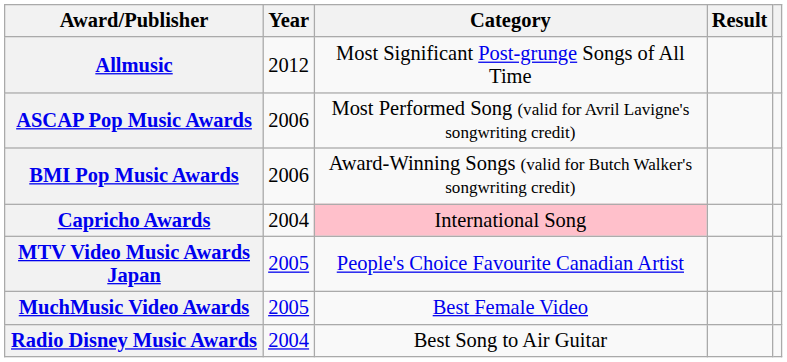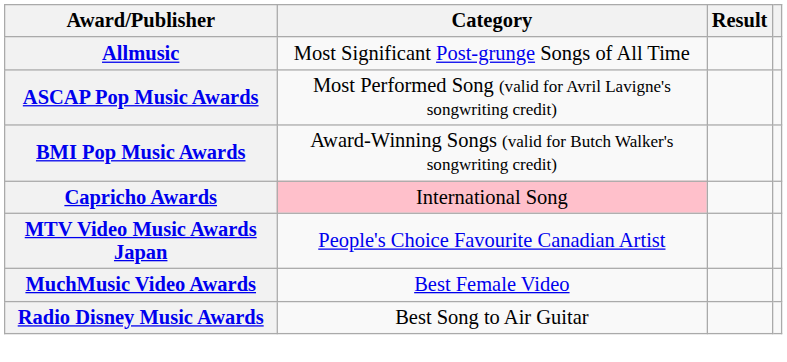- column: (289, 20)
